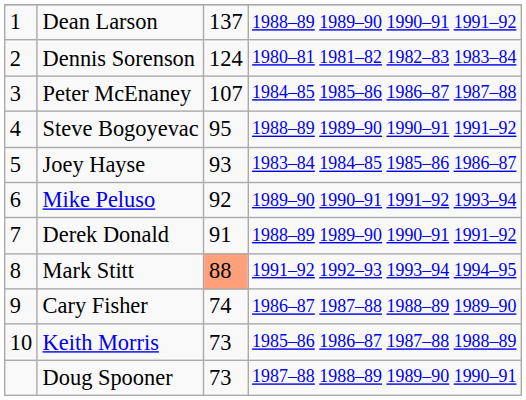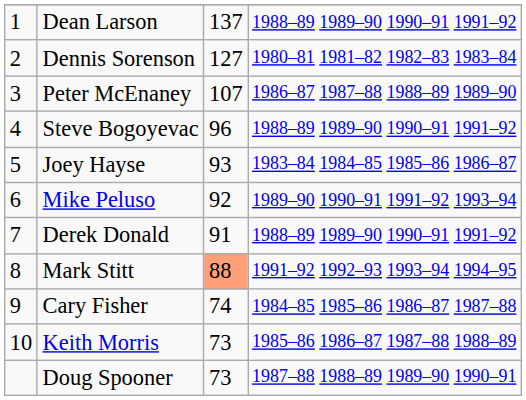(226, 57) 124 -> (226, 57) 127
(384, 93) 1984–85 1985–86 1986–87 1987–88 -> (384, 93) 1986–87 1987–88 1988–89 1989–90
(220, 128) 95 -> (220, 128) 96
(384, 306) 1986–87 1987–88 1988–89 1989–90 -> (384, 306) 1984–85 1985–86 1986–87 1987–88
